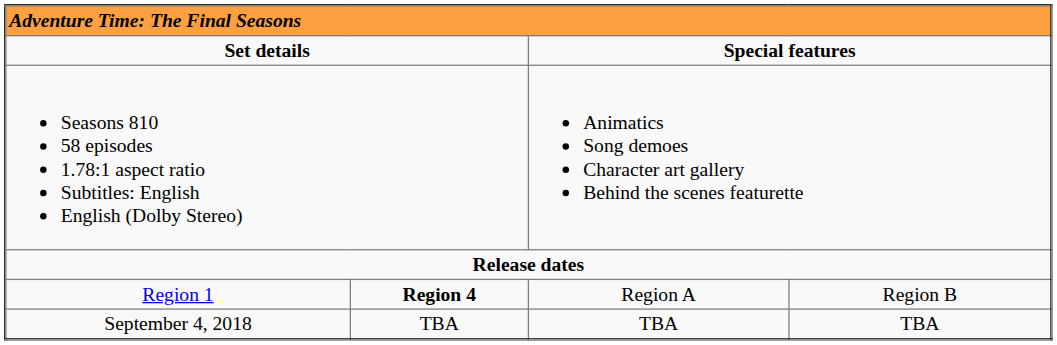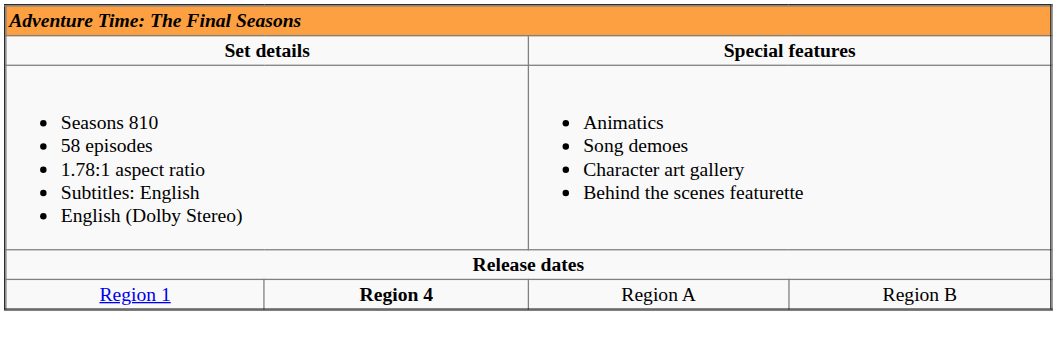- row: (178, 324)
